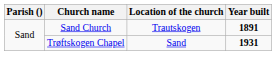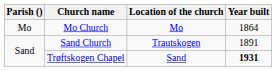+ row: (86, 27)
(249, 27) bold -> (249, 43) normal
